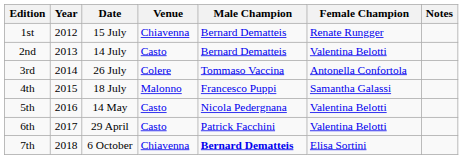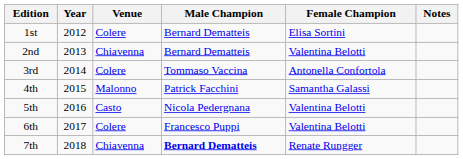- column: (110, 14)
(165, 33) Chiavenna -> (111, 33) Colere
(347, 33) Renate Rungger -> (317, 33) Elisa Sortini
(154, 51) Casto -> (120, 51) Chiavenna
(239, 89) Francesco Puppi -> (201, 89) Patrick Facchini
(154, 126) Casto -> (111, 126) Colere
(238, 126) Patrick Facchini -> (202, 126) Francesco Puppi
(338, 145) Elisa Sortini -> (325, 145) Renate Rungger
